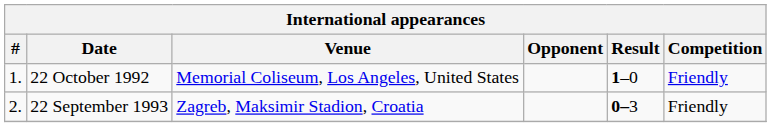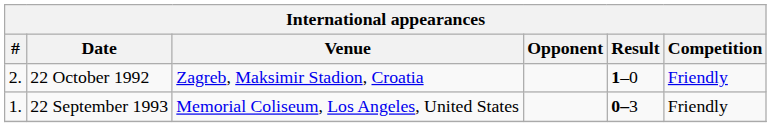(15, 77) 1. -> (15, 77) 2.
(348, 77) Memorial Coliseum, Los Angeles, United States -> (300, 77) Zagreb, Maksimir Stadion, Croatia
(15, 107) 2. -> (15, 107) 1.
(300, 107) Zagreb, Maksimir Stadion, Croatia -> (348, 107) Memorial Coliseum, Los Angeles, United States
